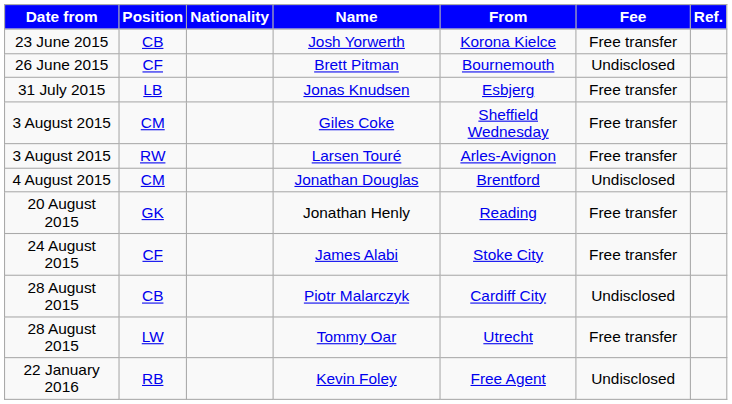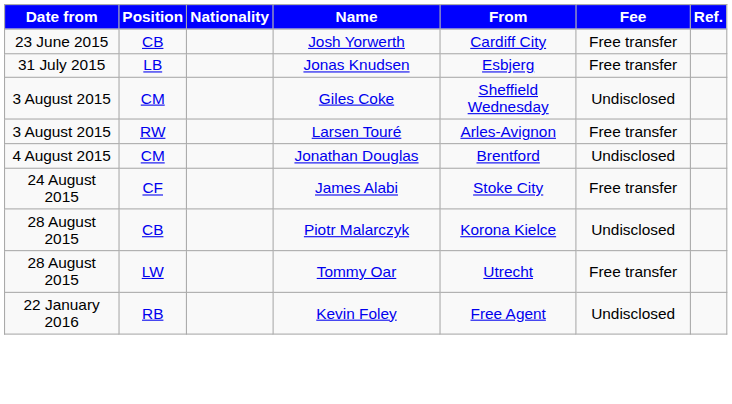(508, 41) Korona Kielce -> (508, 41) Cardiff City
- row: (357, 66)
(633, 123) Free transfer -> (633, 99) Undisclosed
- row: (357, 213)
(508, 296) Cardiff City -> (508, 230) Korona Kielce
